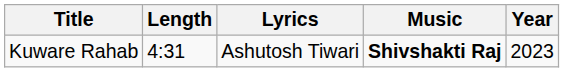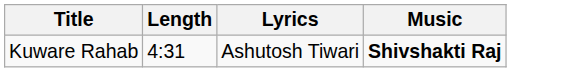- column: (532, 19)
